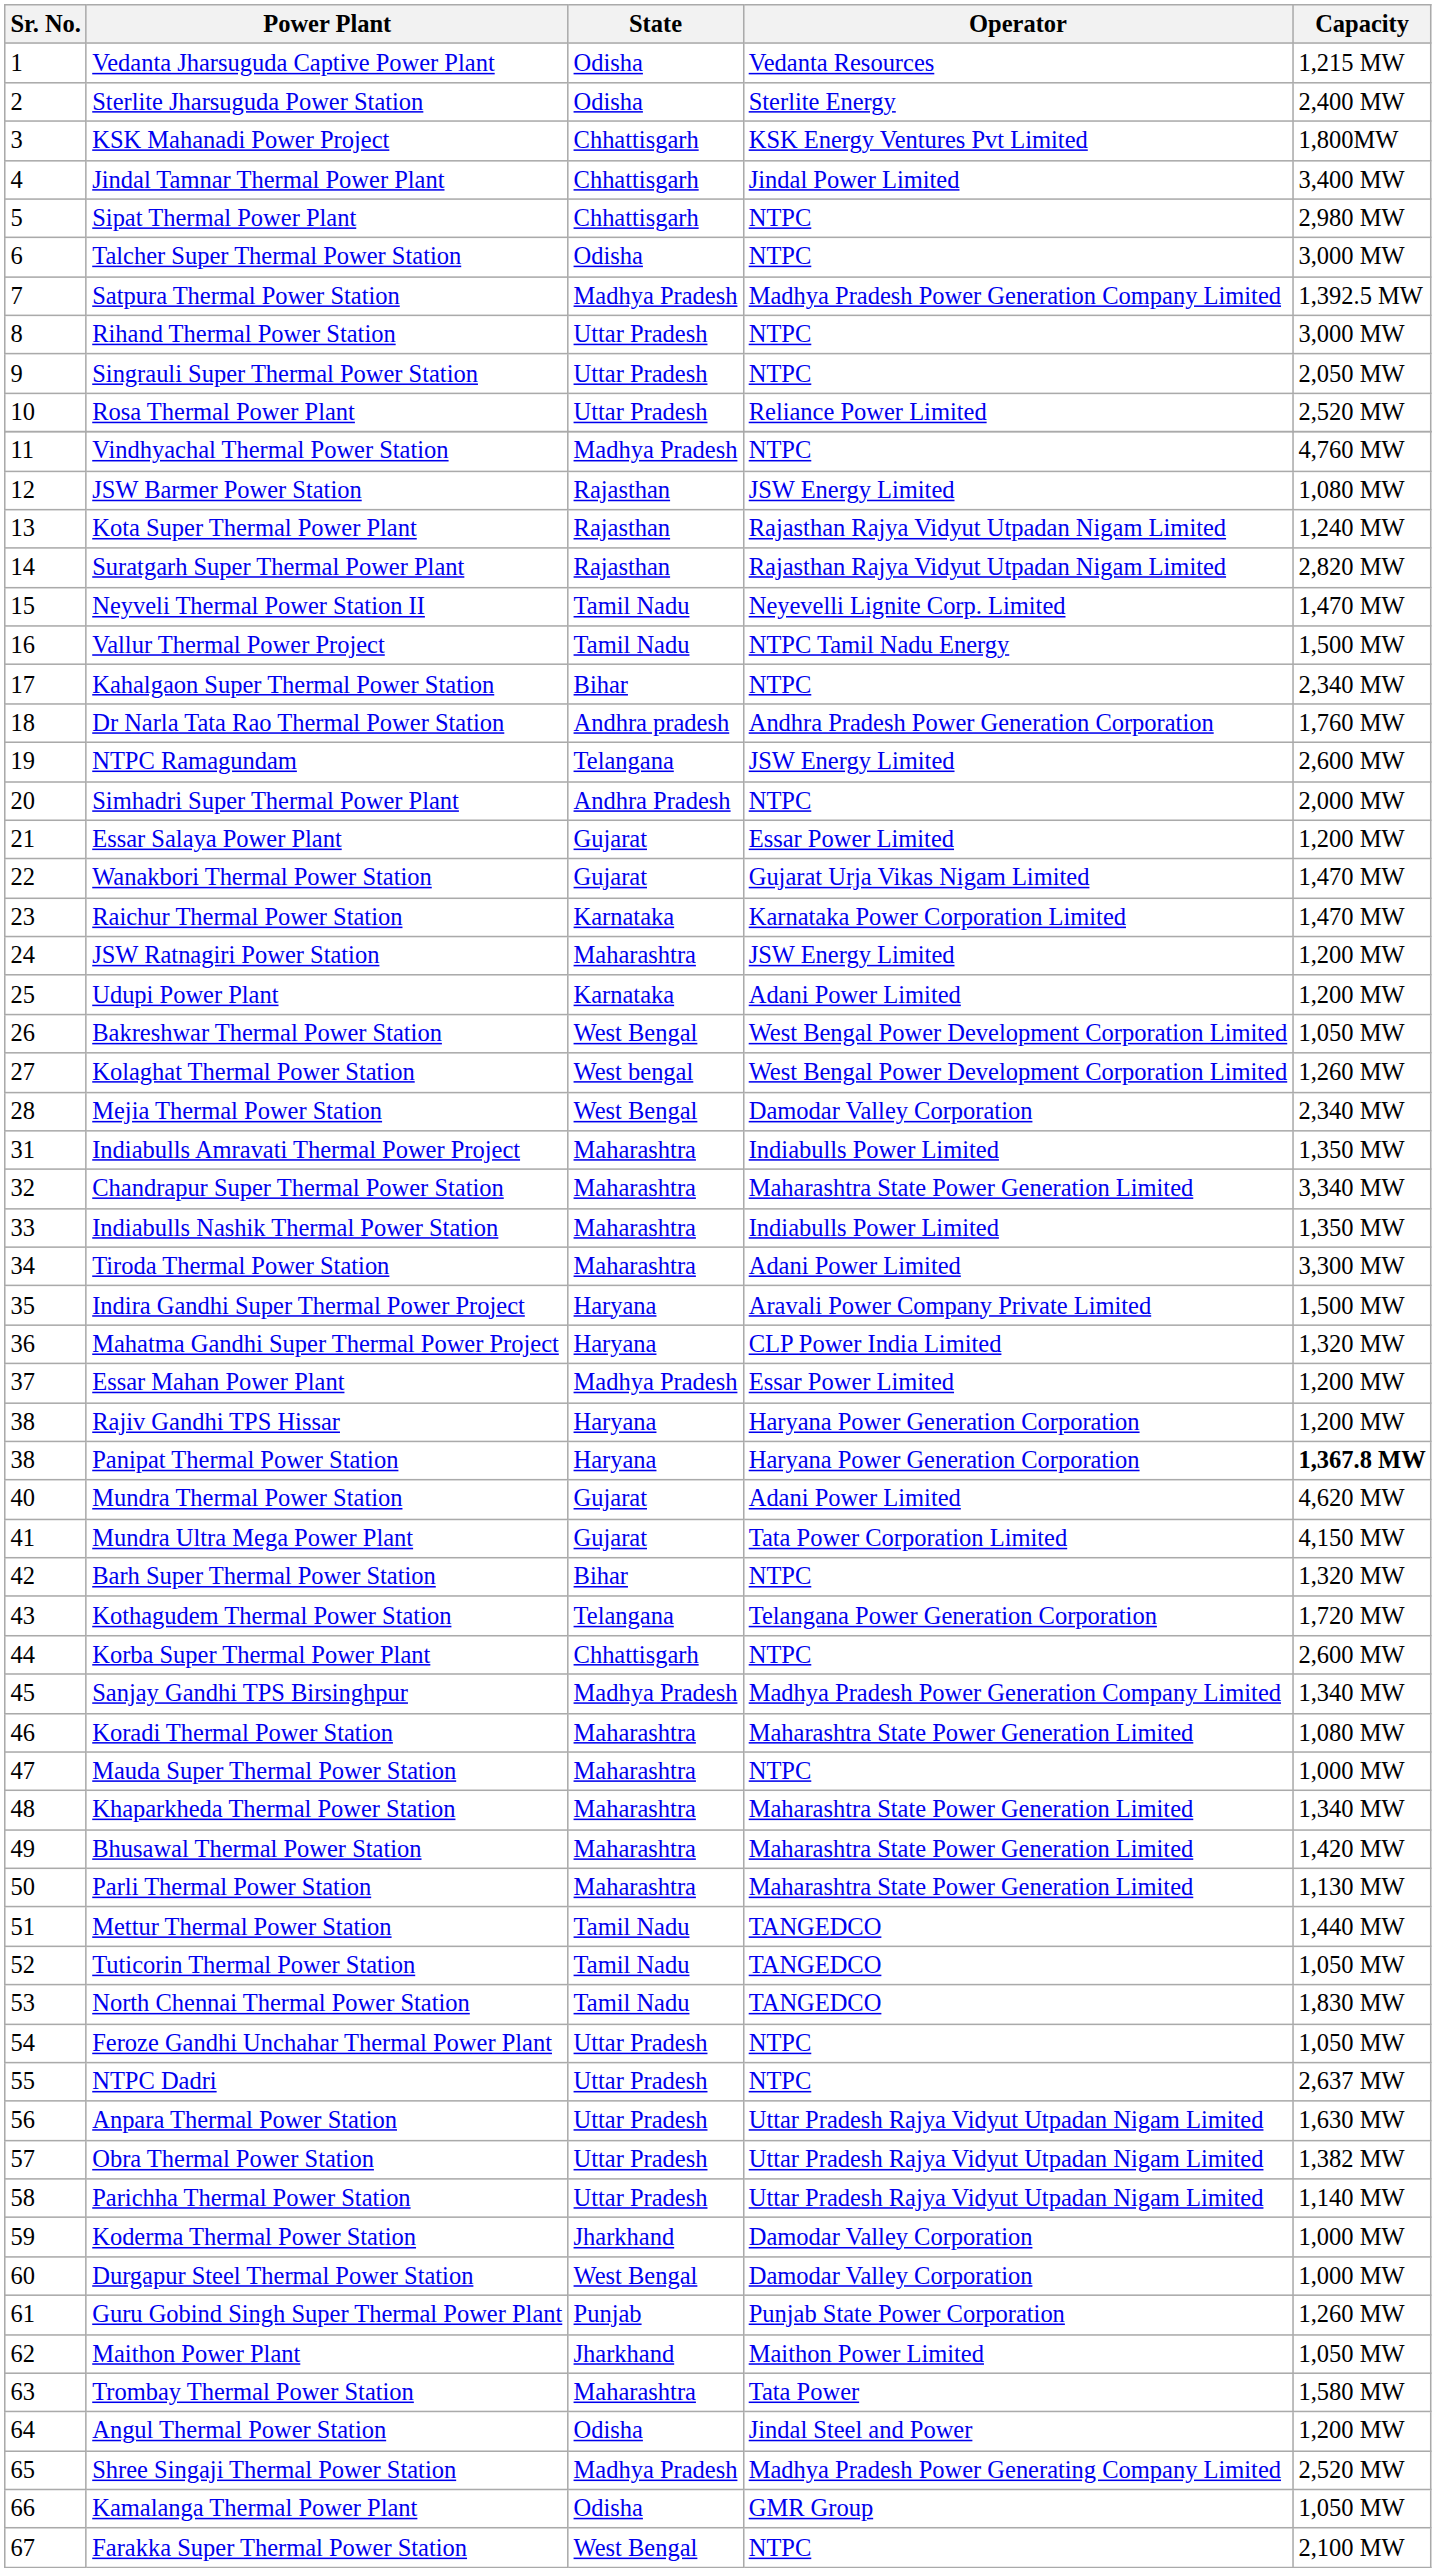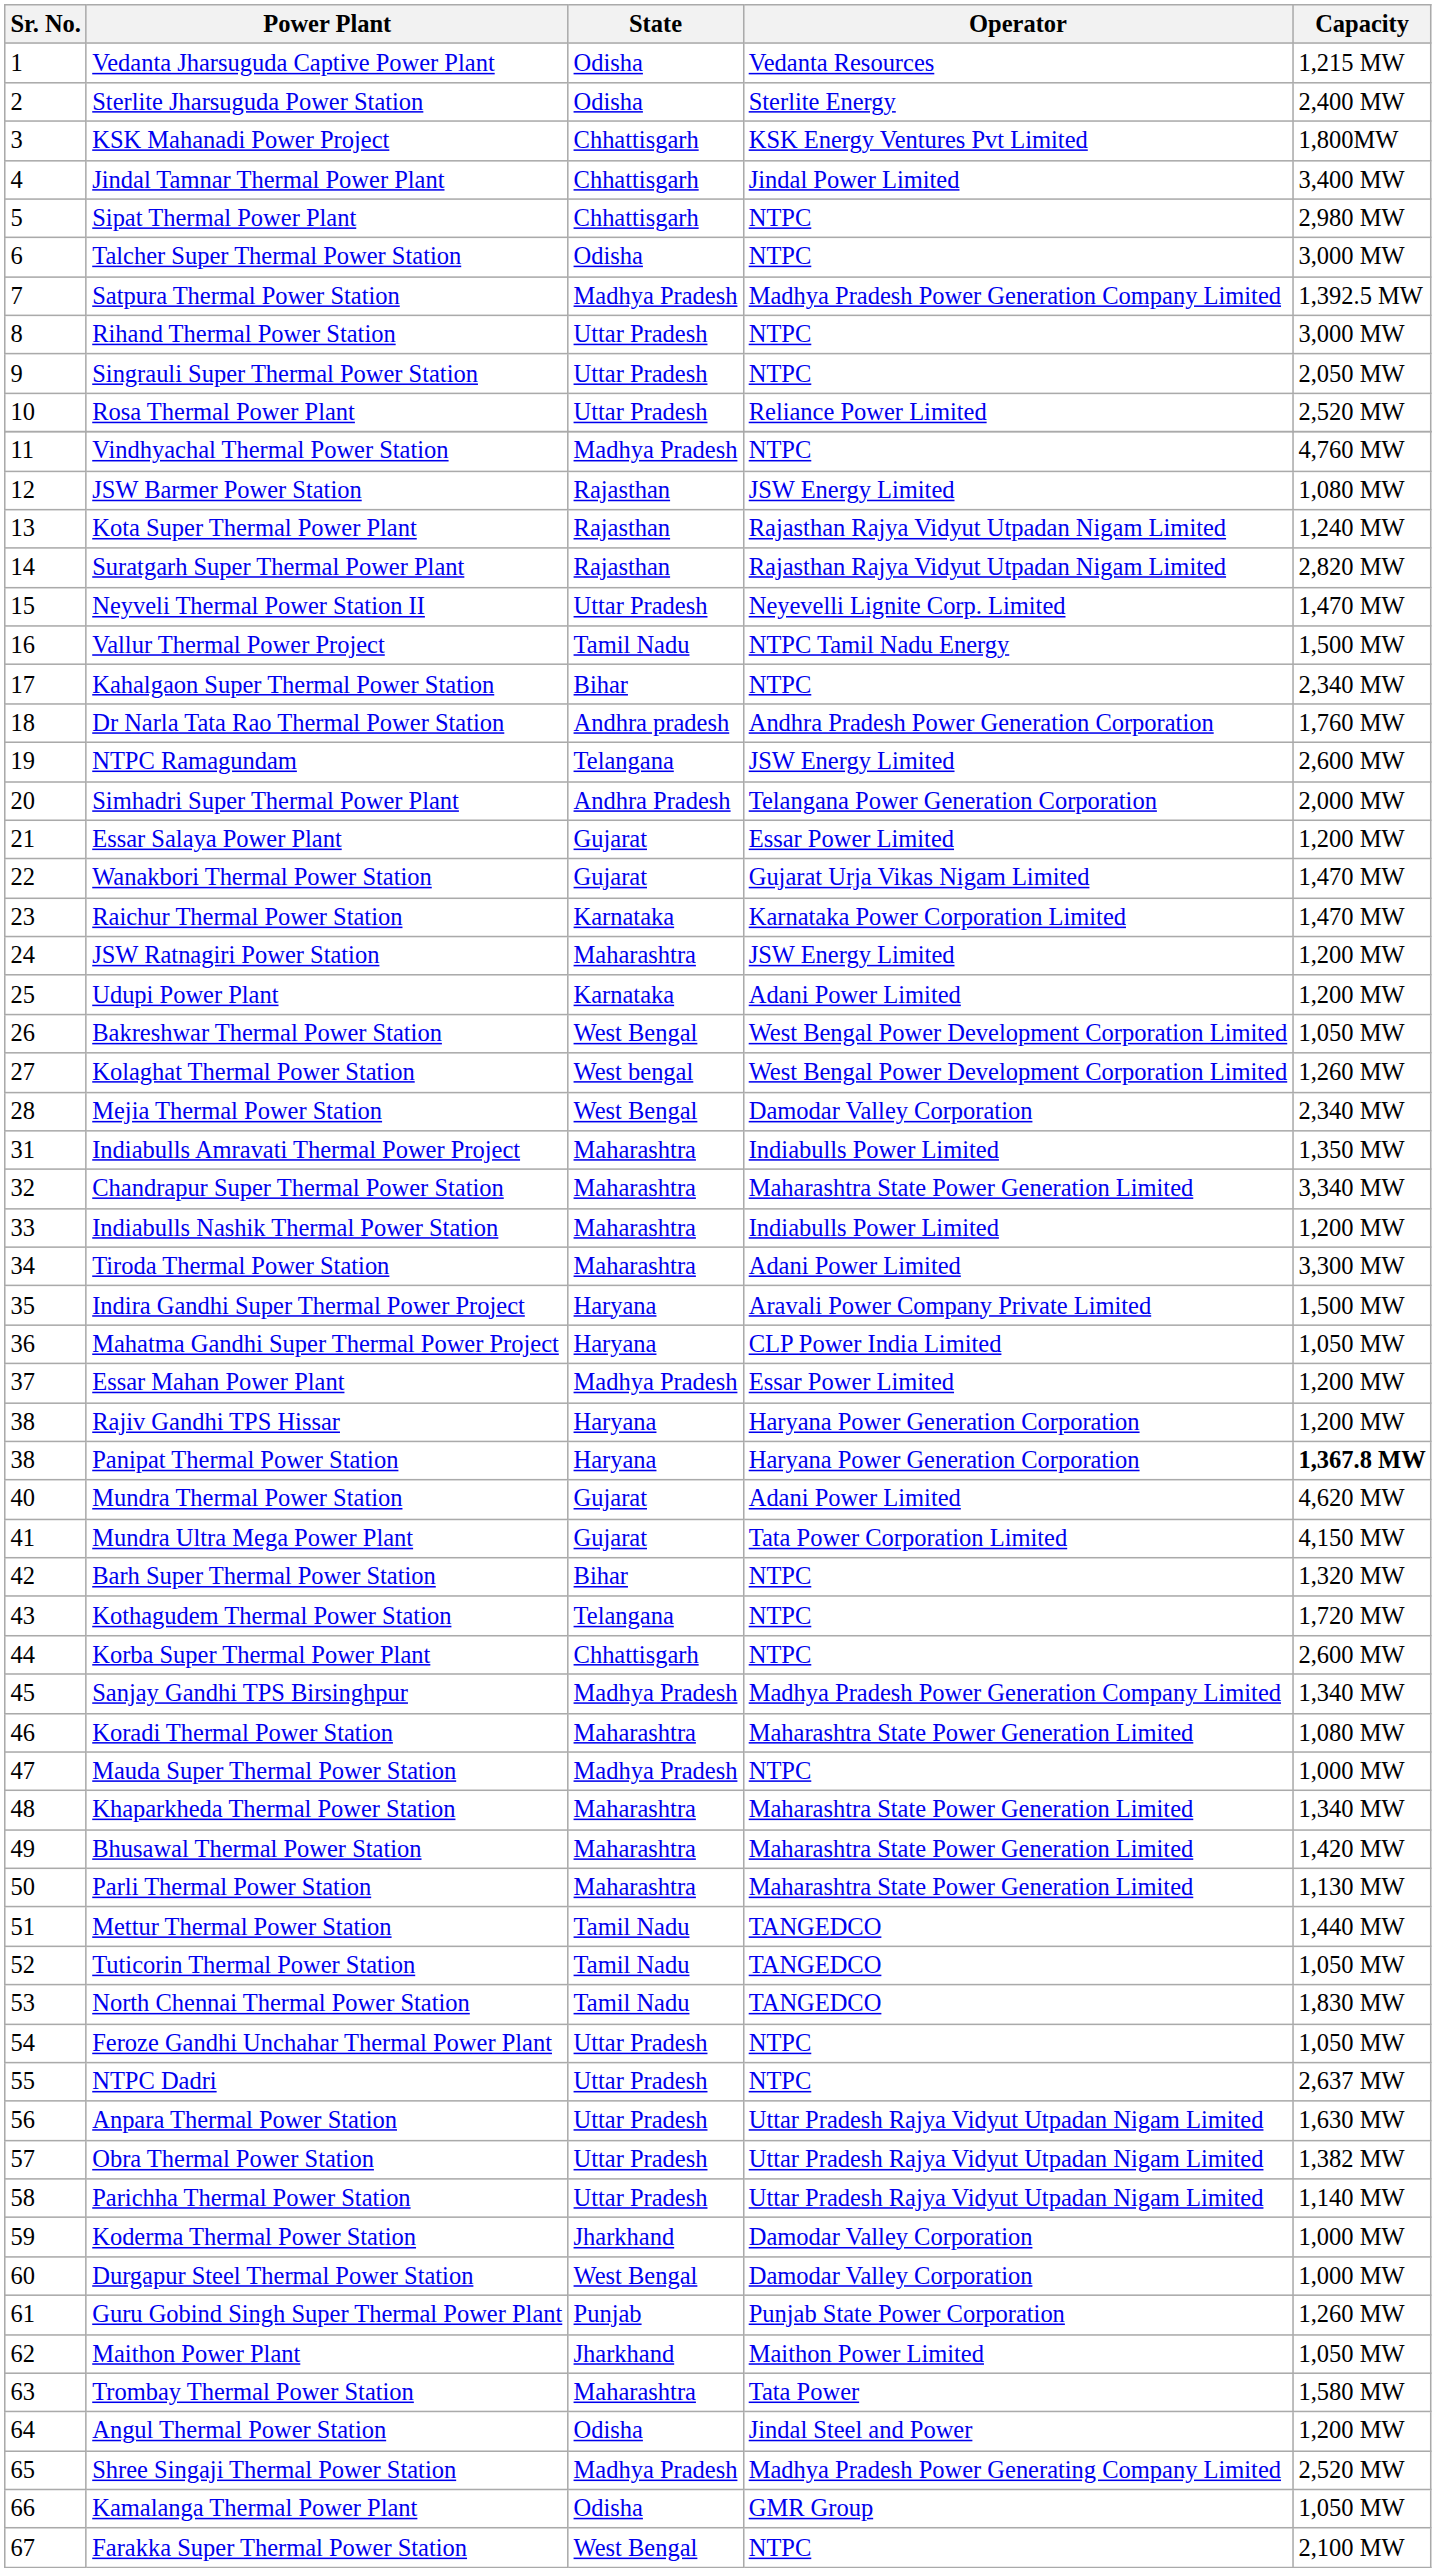(632, 606) Tamil Nadu -> (641, 606) Uttar Pradesh
(780, 800) NTPC -> (953, 800) Telangana Power Generation Corporation
(1352, 1227) 1,350 MW -> (1352, 1227) 1,200 MW
(1352, 1343) 1,320 MW -> (1352, 1343) 1,050 MW
(953, 1615) Telangana Power Generation Corporation -> (780, 1615) NTPC
(635, 1770) Maharashtra -> (655, 1770) Madhya Pradesh
